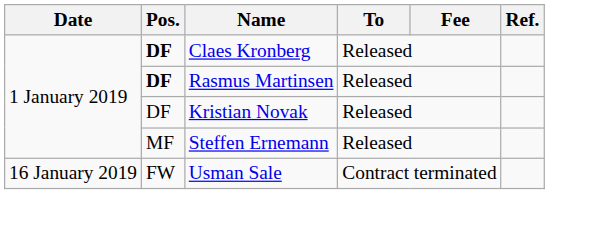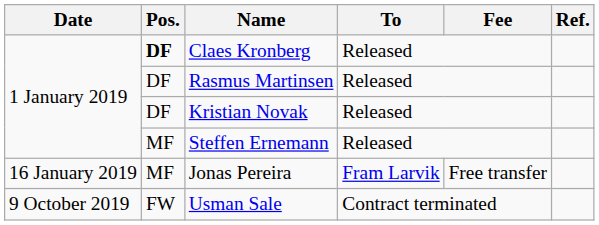(159, 81) bold -> (158, 81) normal
+ row: (240, 173)
(73, 173) 16 January 2019 -> (69, 204) 9 October 2019
